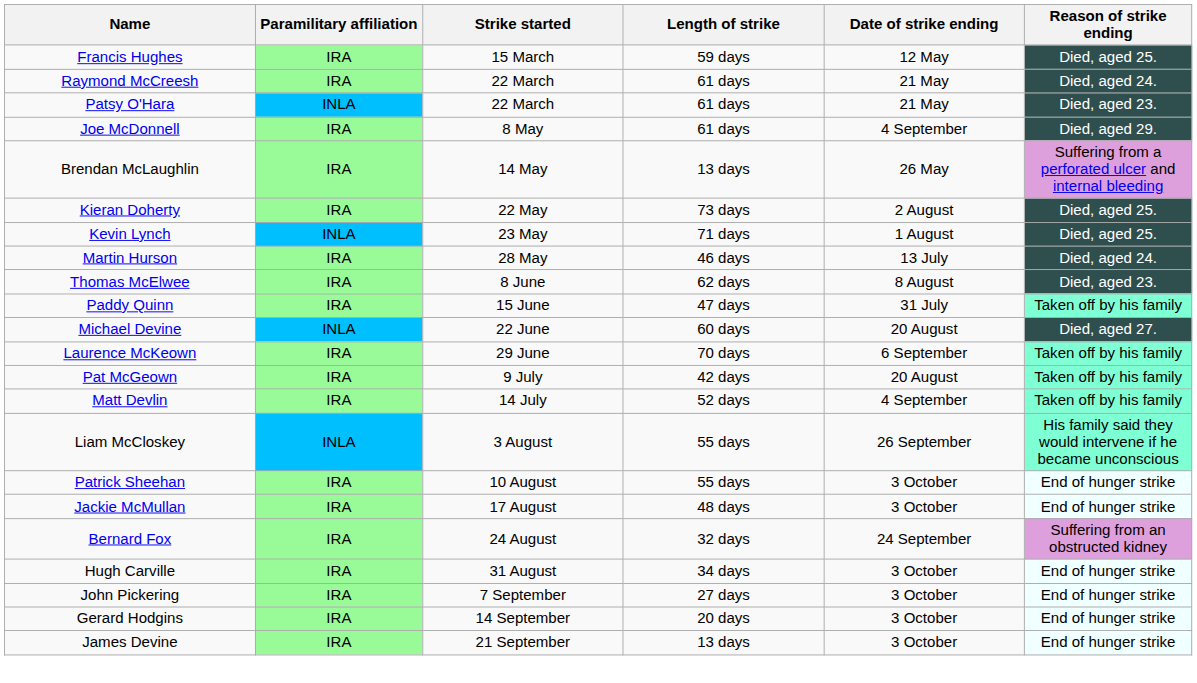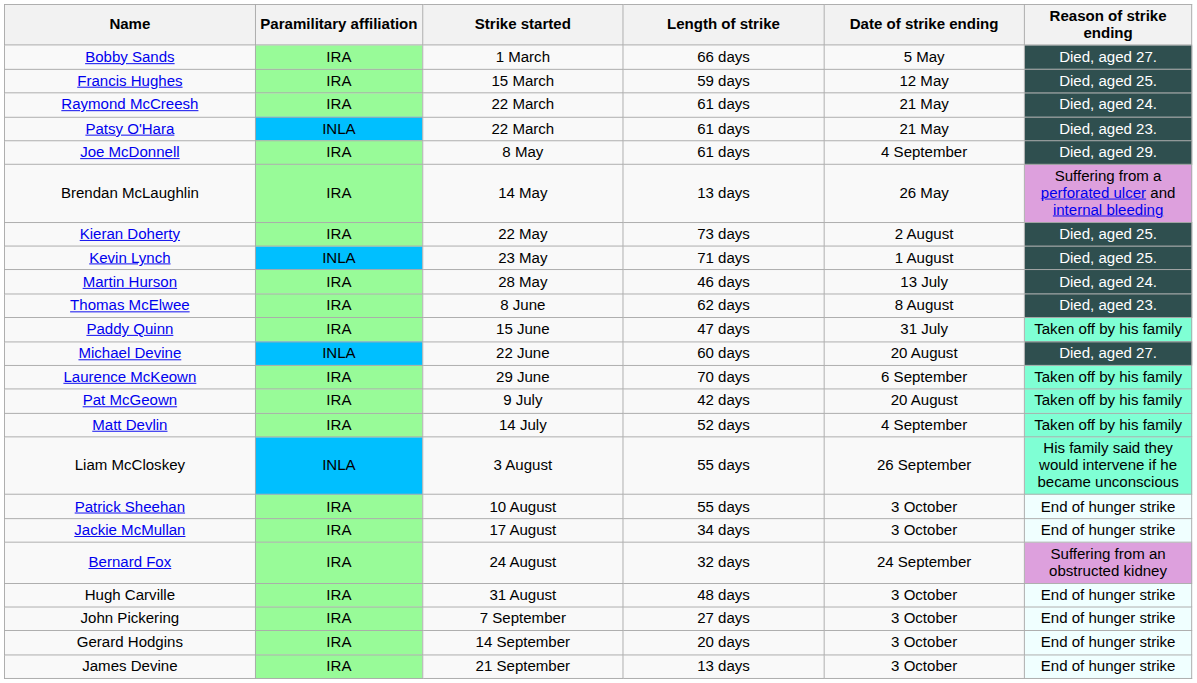+ row: (130, 57)
(723, 506) 48 days -> (723, 530) 34 days
(723, 571) 34 days -> (723, 594) 48 days
